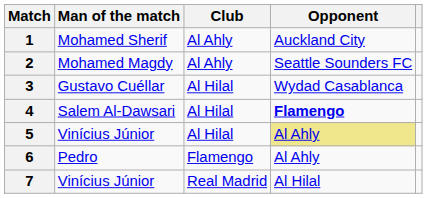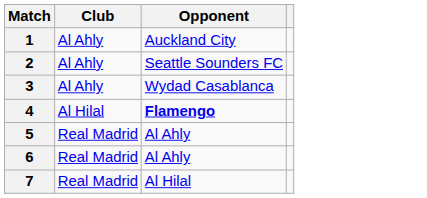- column: (119, 16)
(210, 87) Al Hilal -> (80, 87) Al Ahly
(210, 134) Al Hilal -> (98, 134) Real Madrid
(297, 134) khaki background -> (168, 134) no background
(220, 157) Flamengo -> (98, 157) Real Madrid
